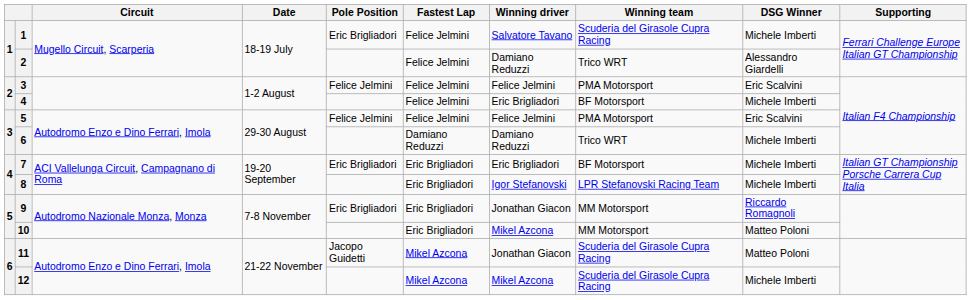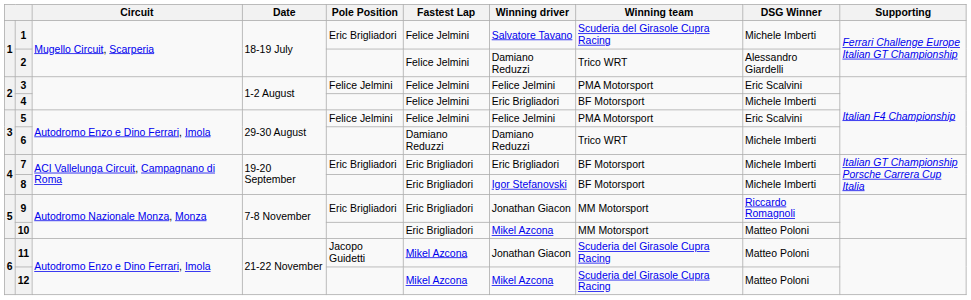(649, 184) LPR Stefanovski Racing Team -> (611, 184) BF Motorsport
(781, 280) Michele Imberti -> (777, 280) Matteo Poloni
